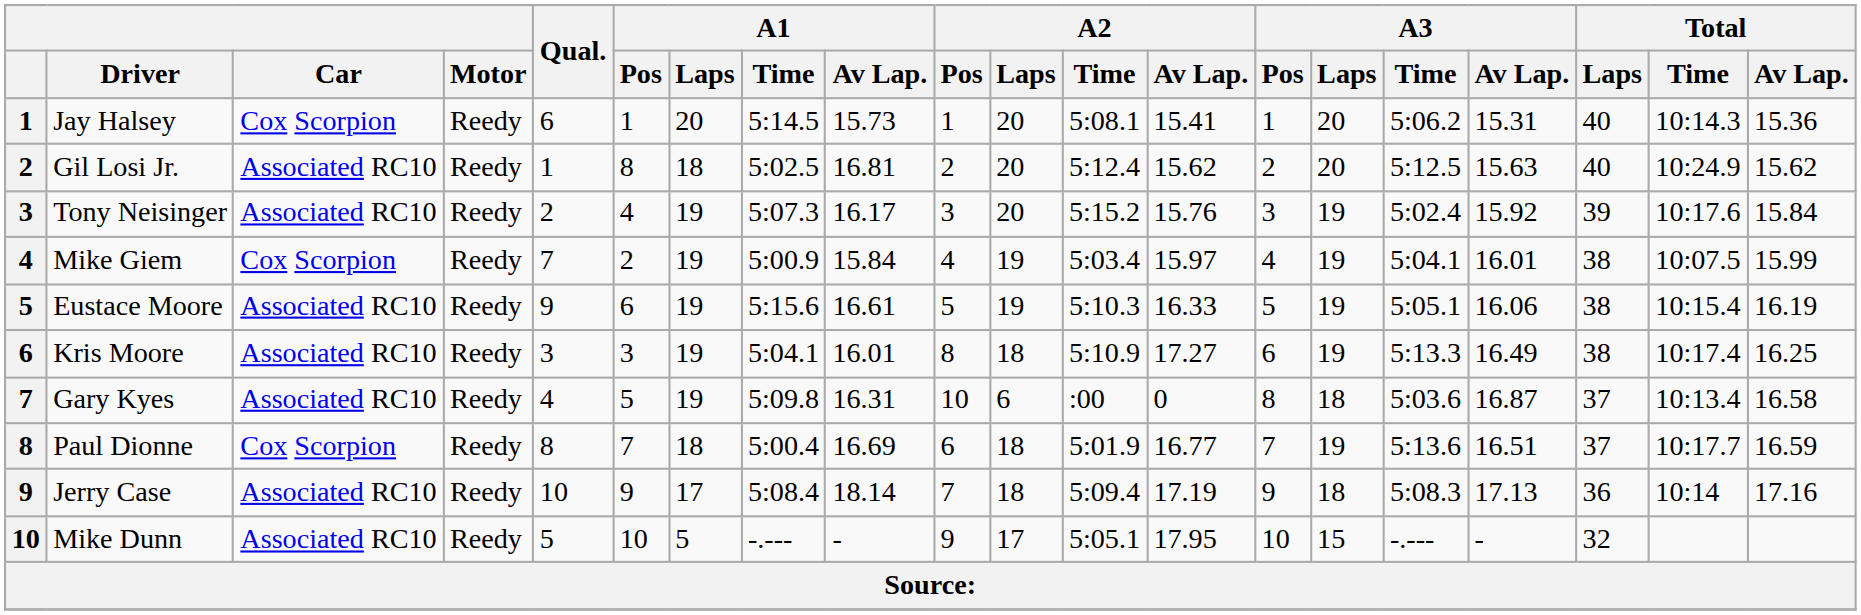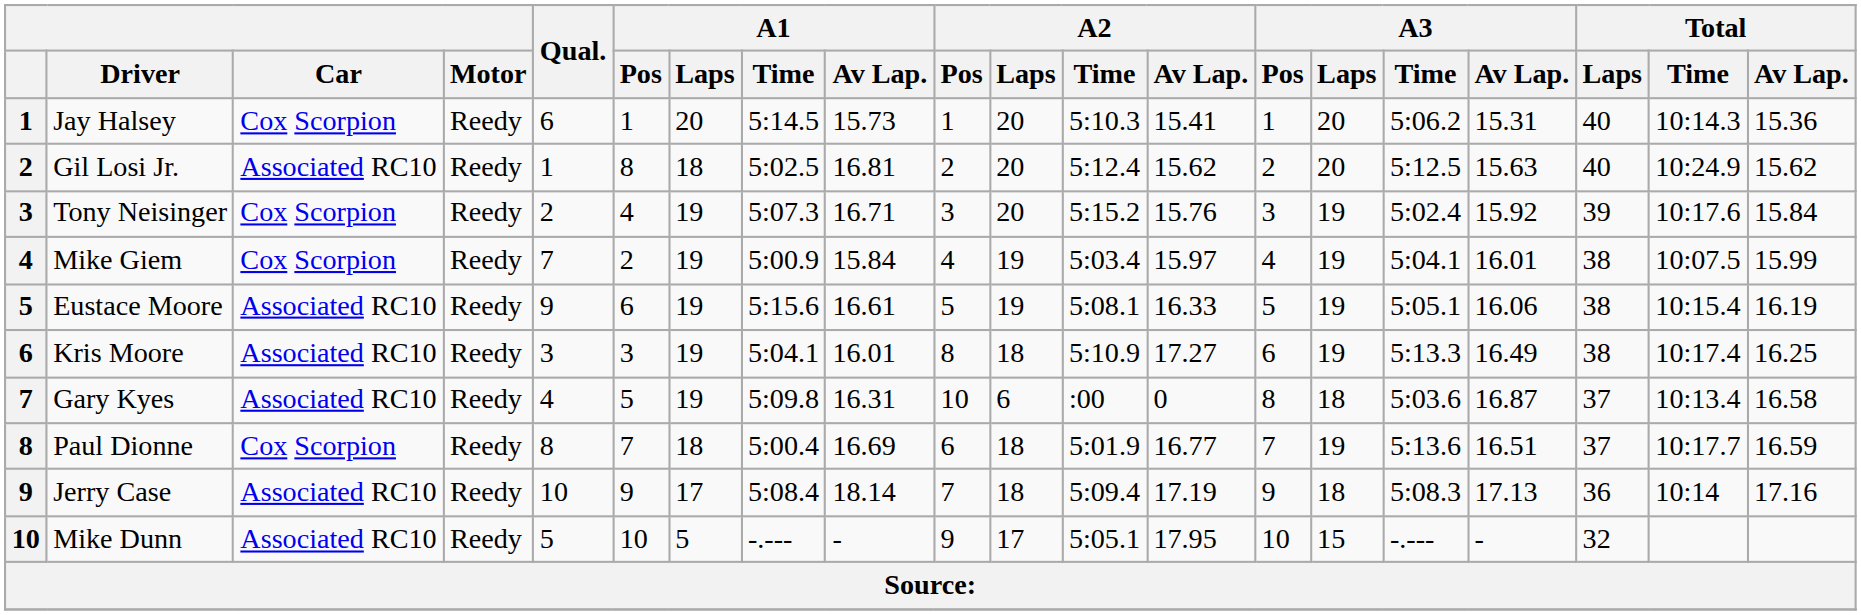(1104, 120) 5:08.1 -> (1104, 120) 5:10.3
(338, 213) Associated RC10 -> (318, 213) Cox Scorpion
(864, 213) 16.17 -> (864, 213) 16.71
(1104, 305) 5:10.3 -> (1104, 305) 5:08.1
